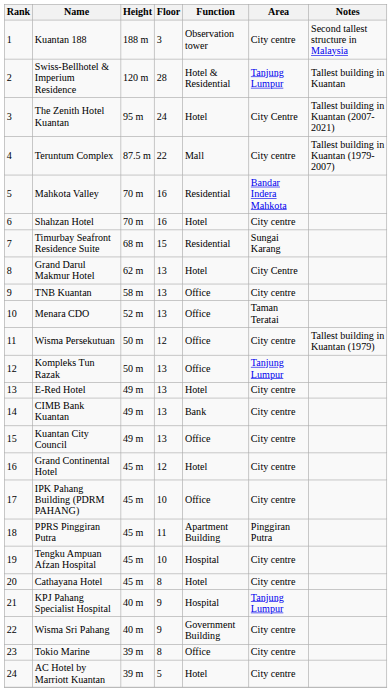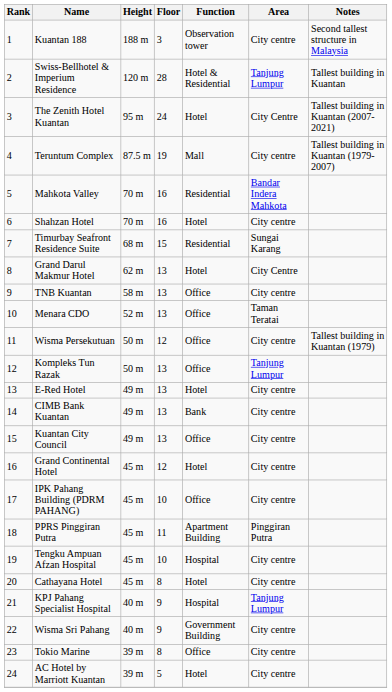(162, 155) 22 -> (162, 155) 19
